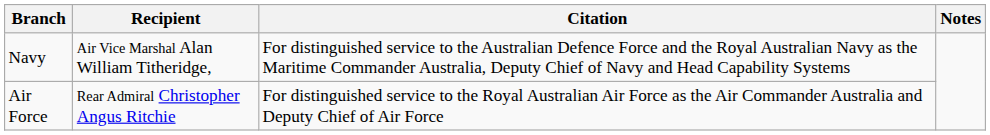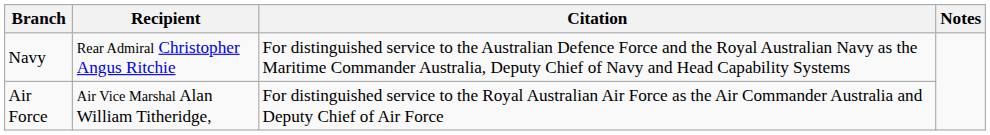(145, 57) Air Vice Marshal Alan William Titheridge, -> (158, 57) Rear Admiral Christopher Angus Ritchie
(158, 105) Rear Admiral Christopher Angus Ritchie -> (145, 105) Air Vice Marshal Alan William Titheridge,
